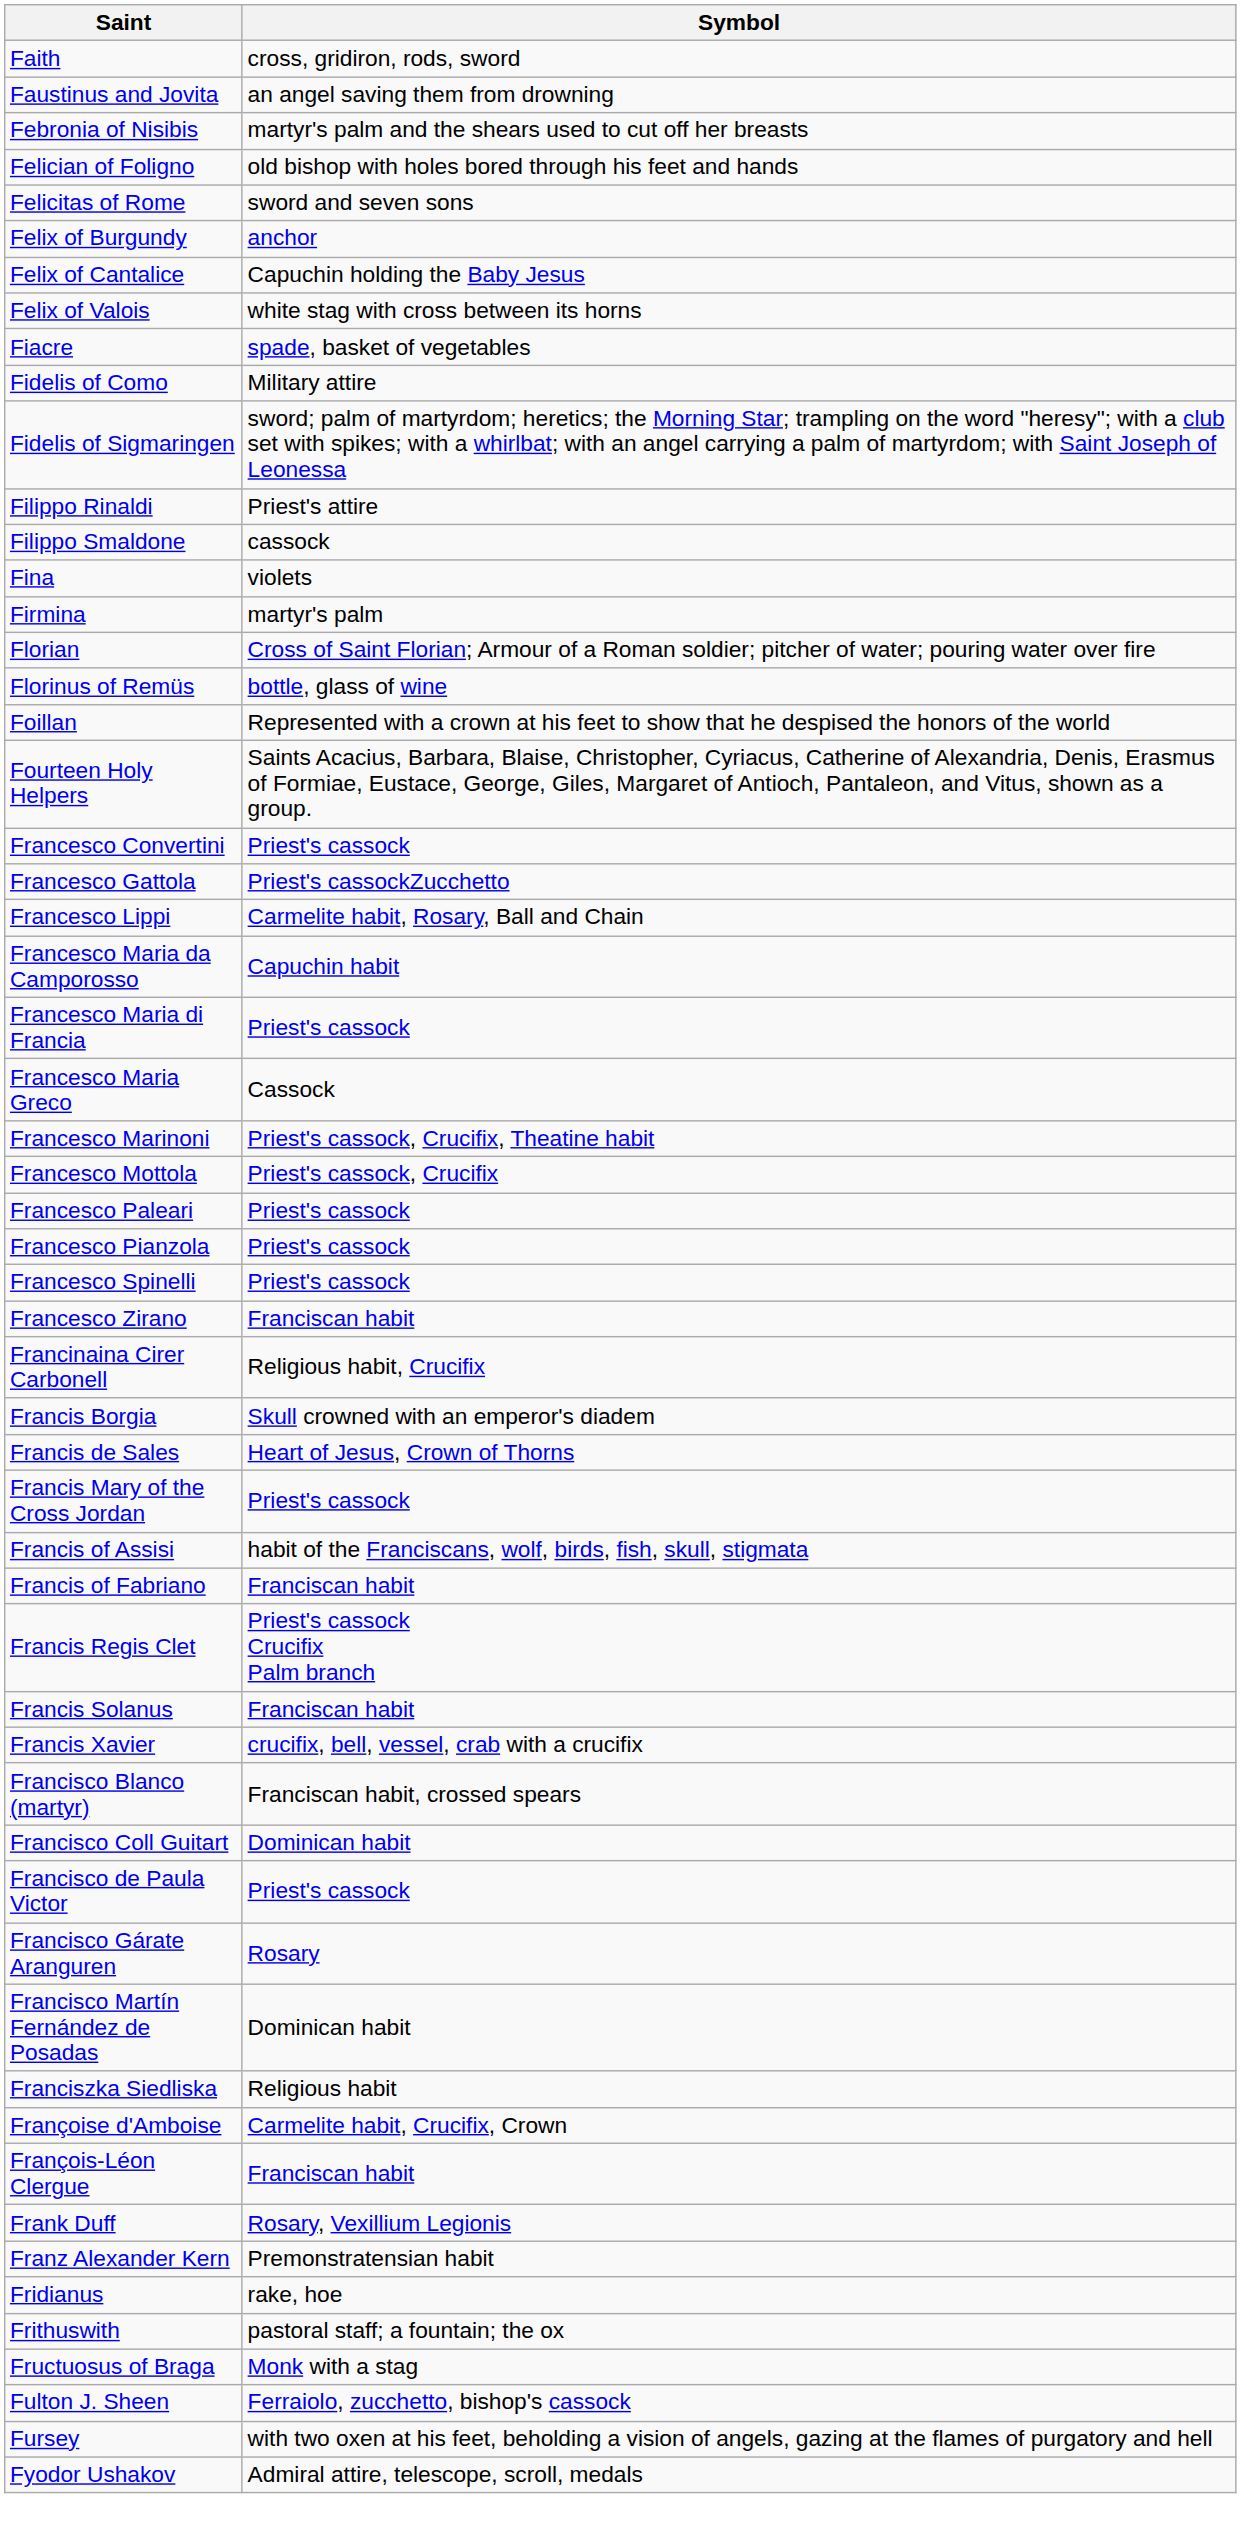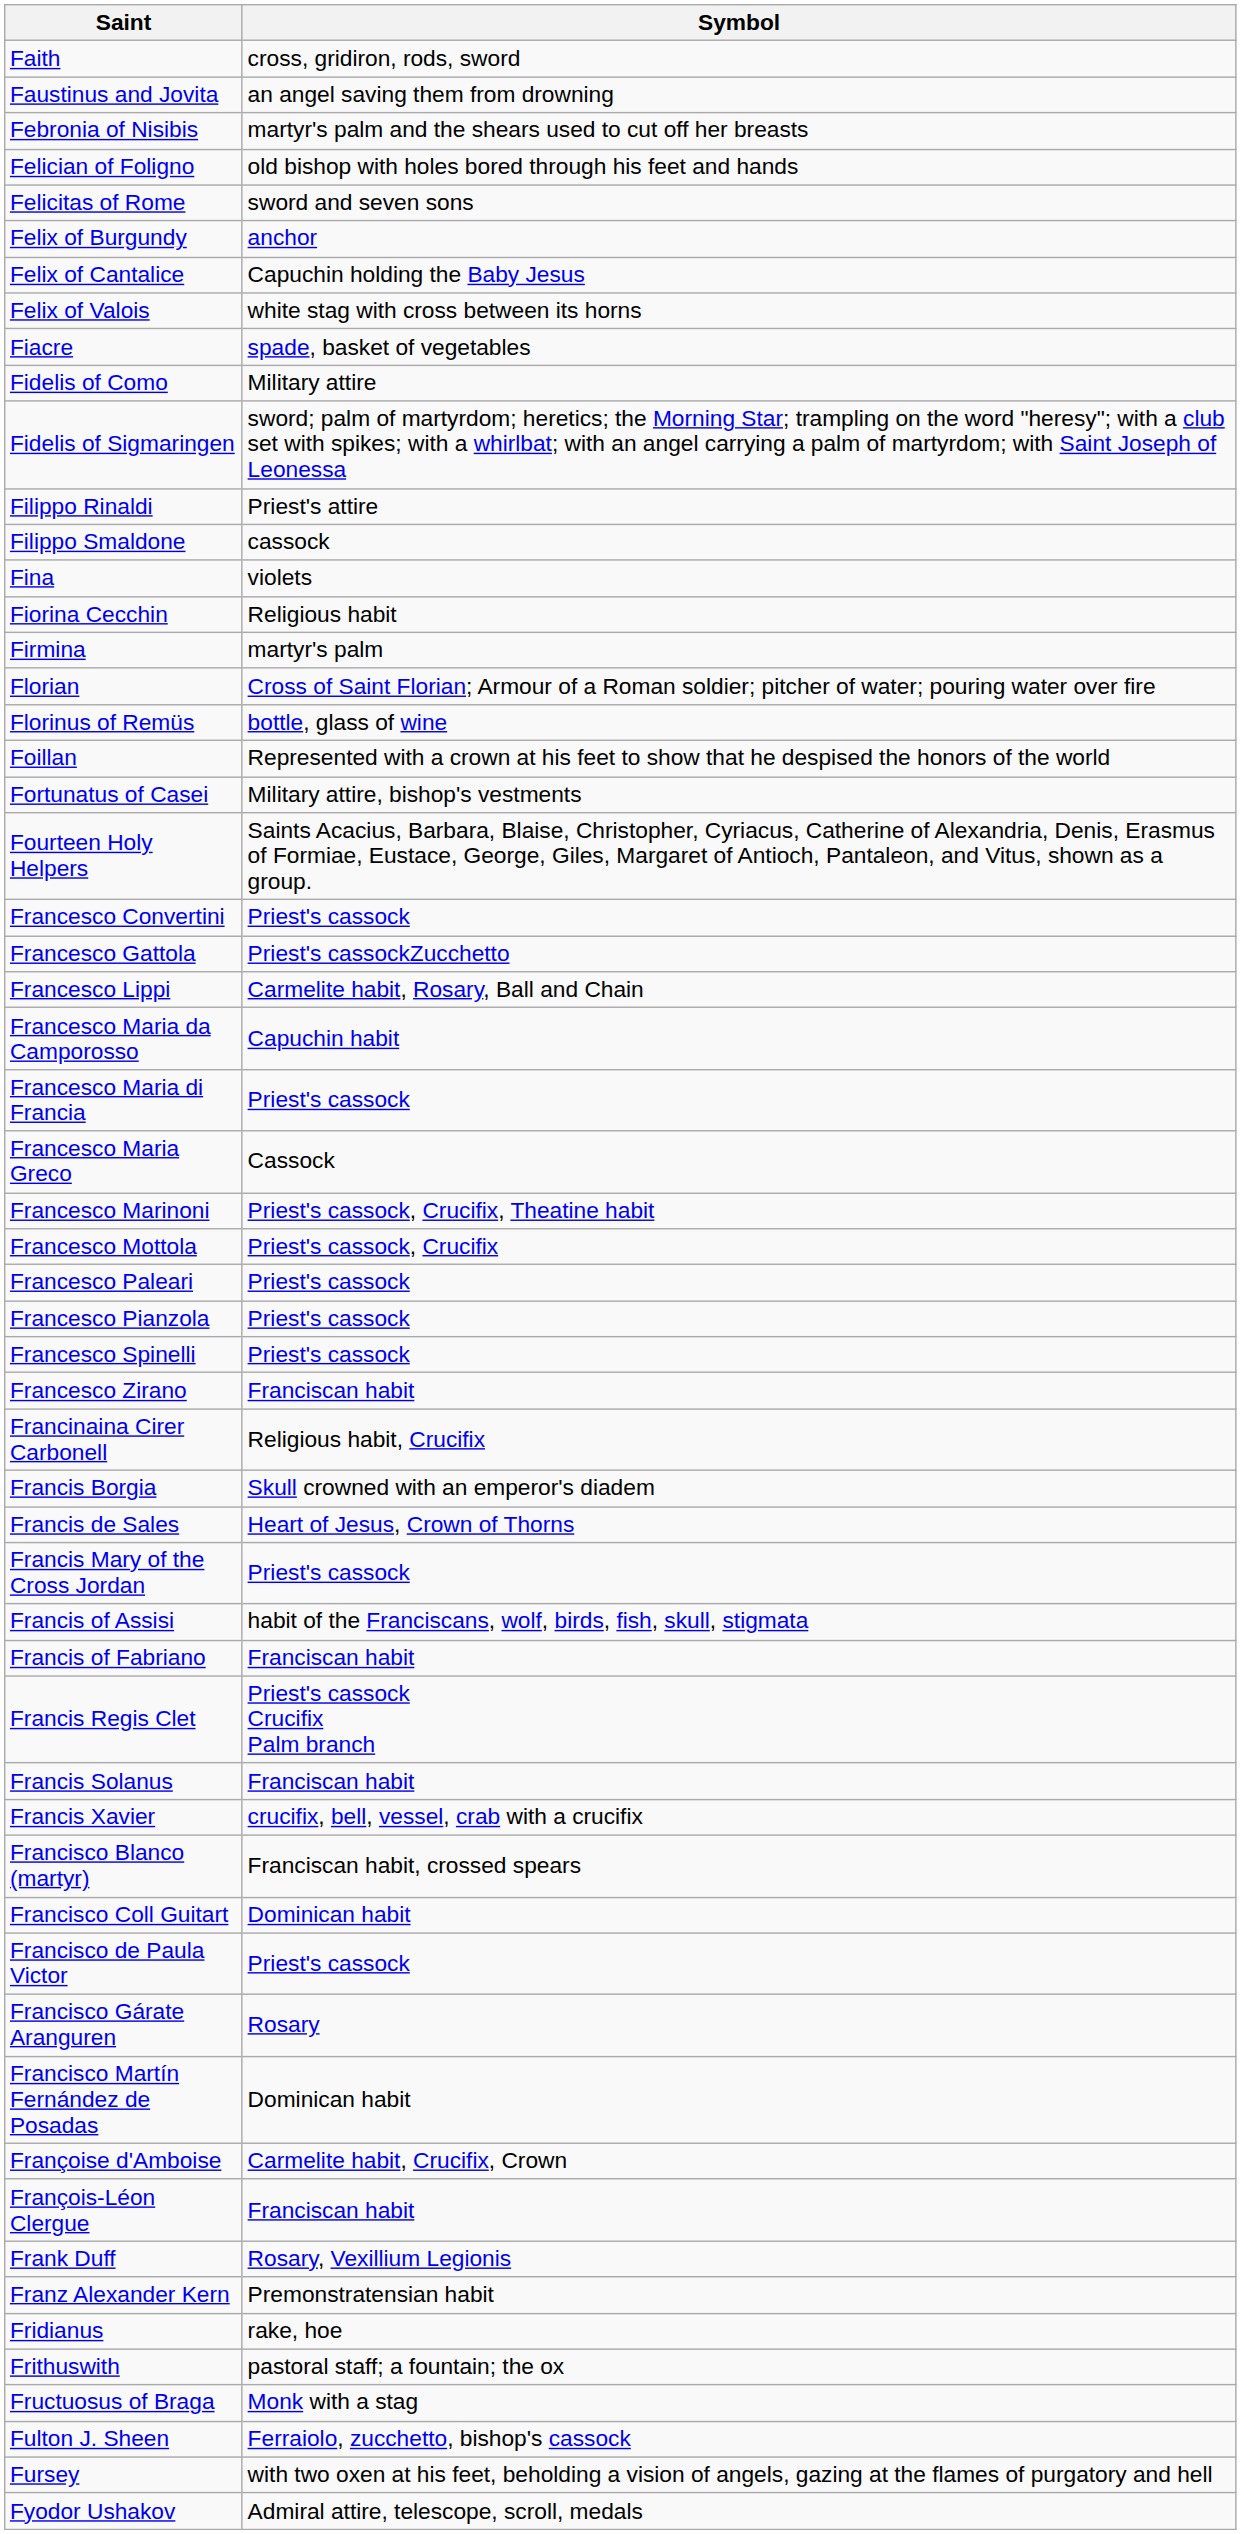+ row: (89, 614)
+ row: (109, 794)
- row: (113, 2088)
